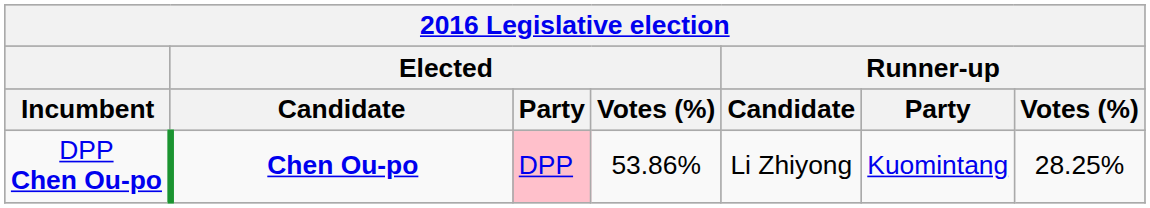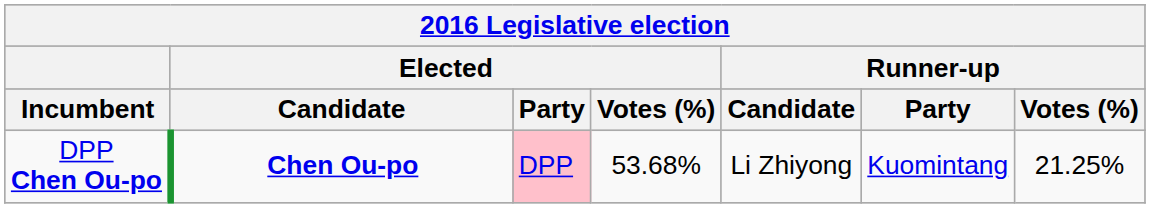(656, 165) 53.86% -> (656, 165) 53.68%
(1080, 165) 28.25% -> (1080, 165) 21.25%
